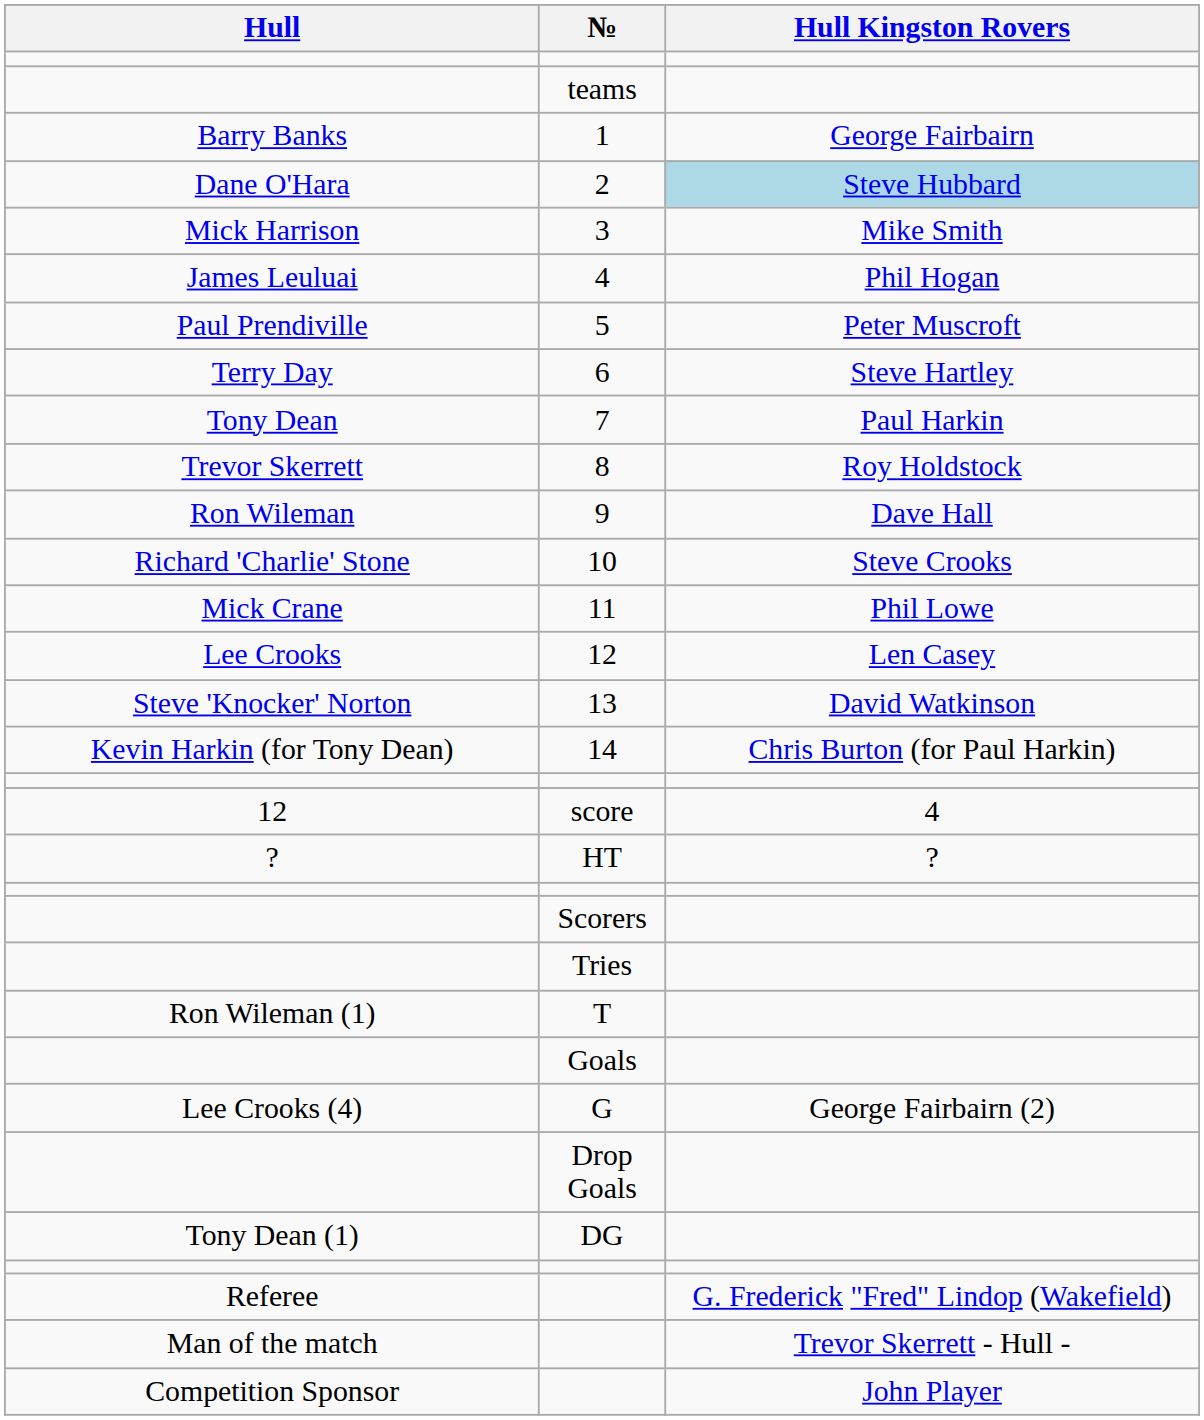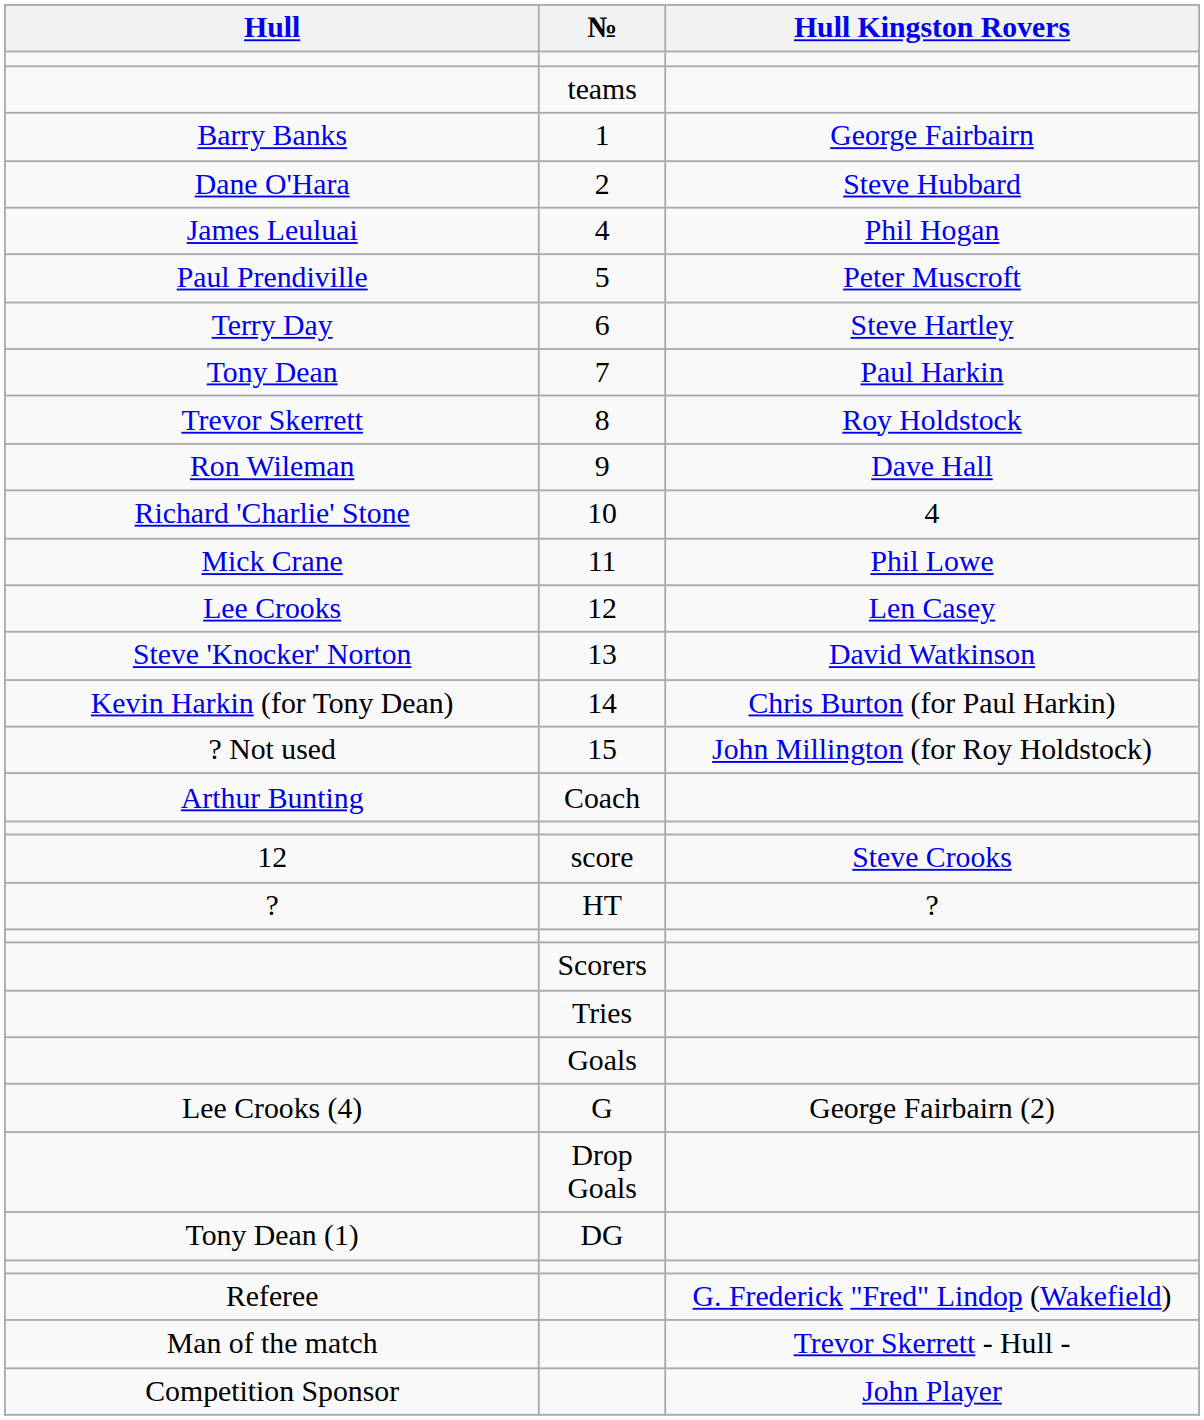(932, 183) lightblue background -> (932, 183) no background
- row: (272, 230)
(932, 560) Steve Crooks -> (932, 513) 4
+ row: (272, 749)
+ row: (272, 796)
(932, 810) 4 -> (932, 857) Steve Crooks
- row: (272, 1013)
